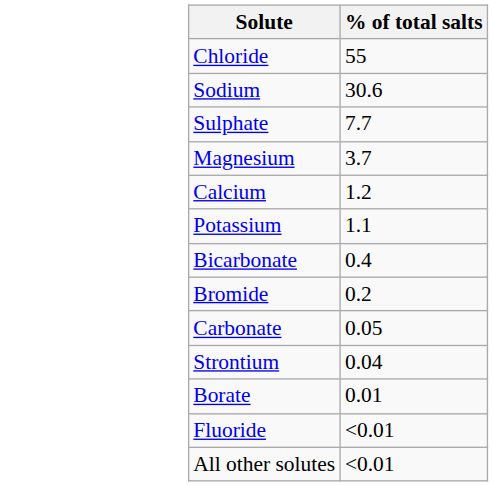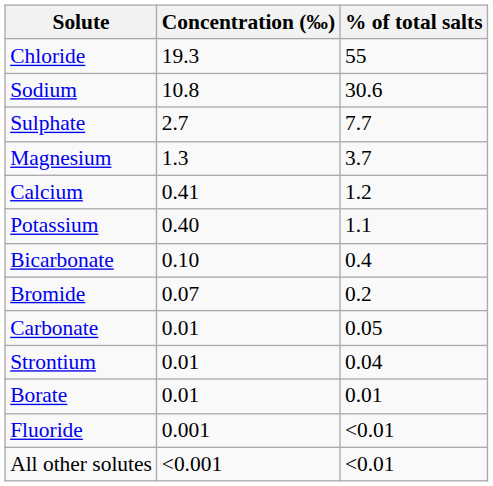+ column: (248, 21)
